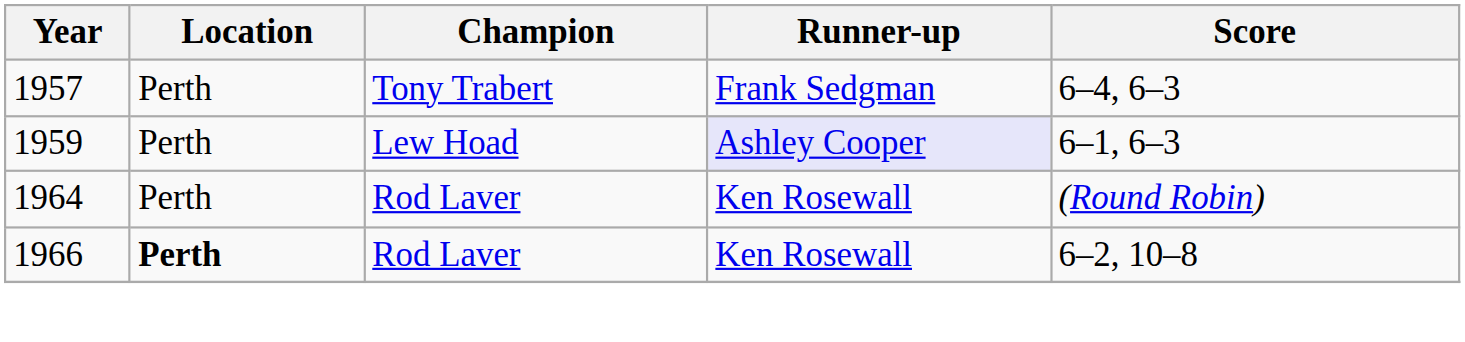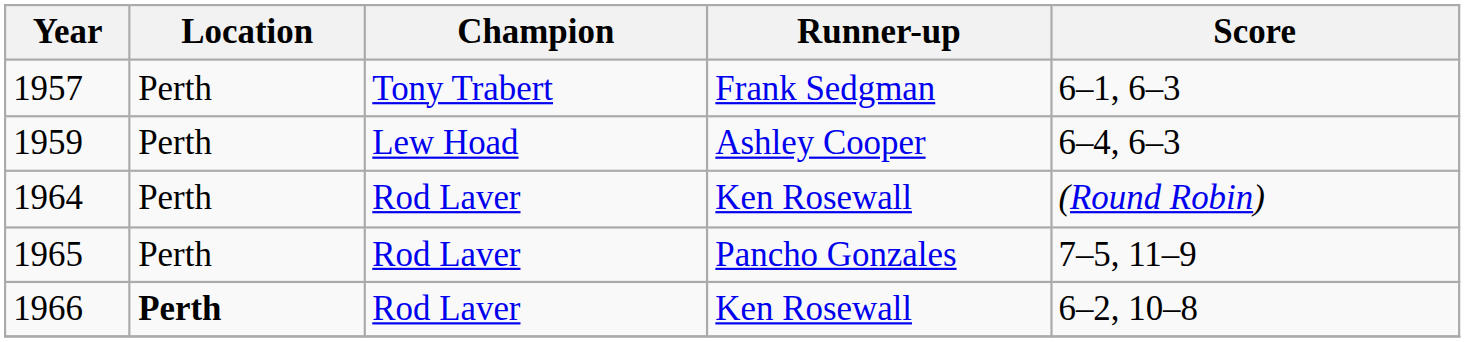(1119, 87) 6–4, 6–3 -> (1119, 87) 6–1, 6–3
(820, 142) lavender background -> (820, 142) no background
(1119, 142) 6–1, 6–3 -> (1119, 142) 6–4, 6–3
+ row: (48, 253)
